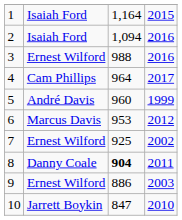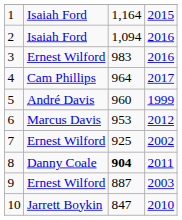(121, 57) 988 -> (121, 57) 983
(121, 183) 886 -> (121, 183) 887
